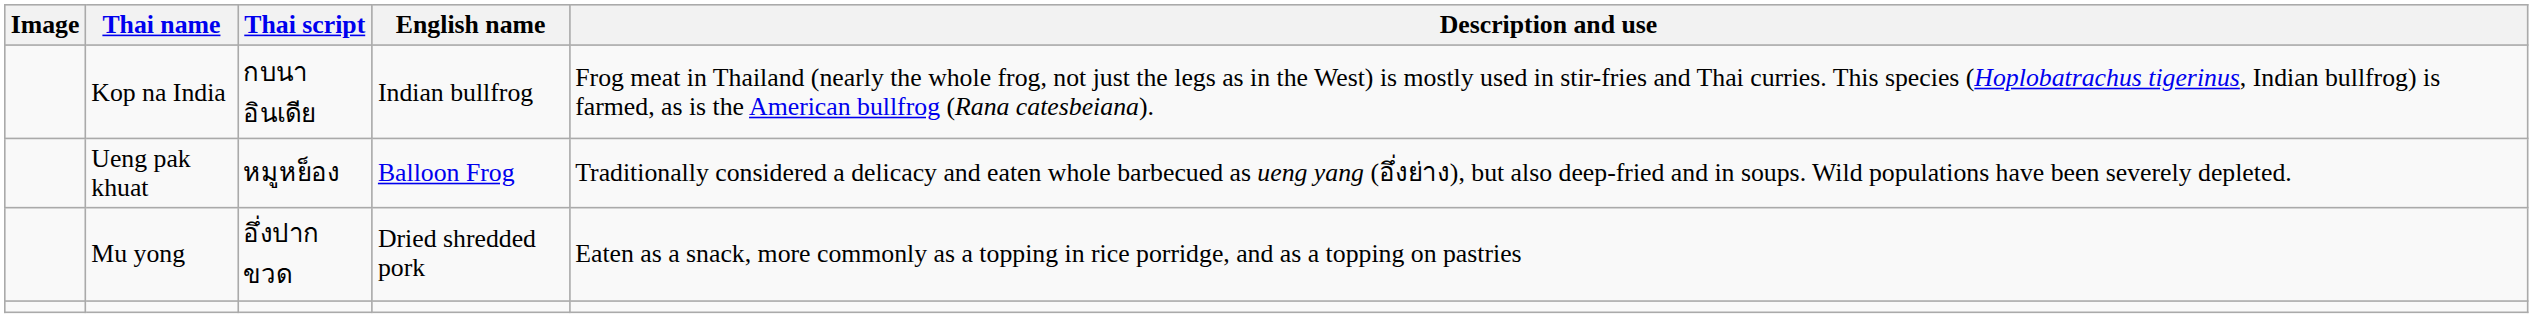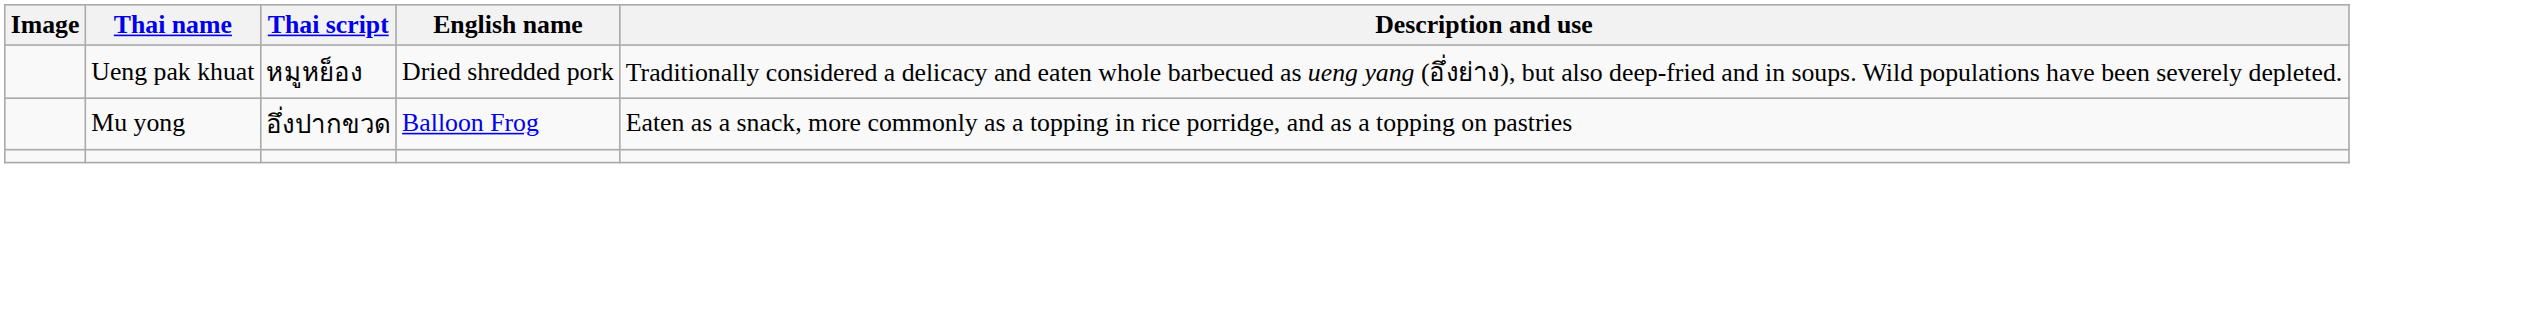- row: (159, 91)
(446, 172) Balloon Frog -> (508, 71) Dried shredded pork
(457, 253) Dried shredded pork -> (470, 123) Balloon Frog
